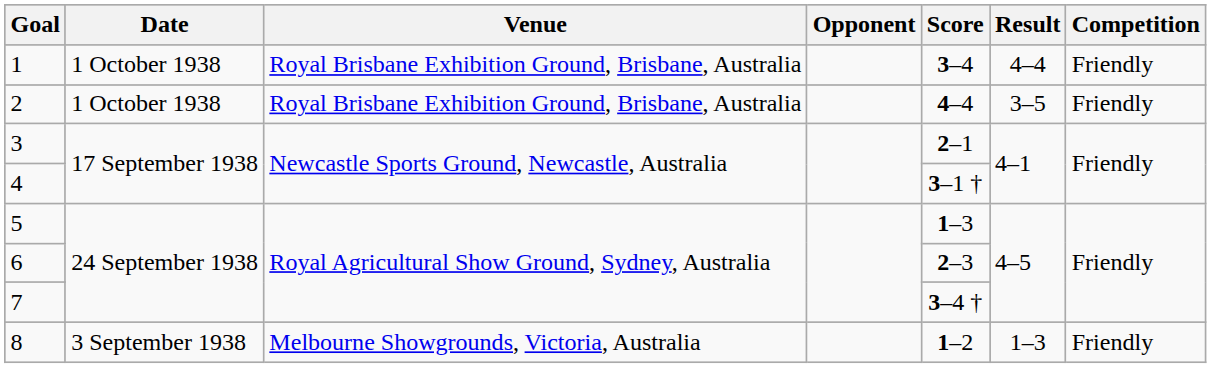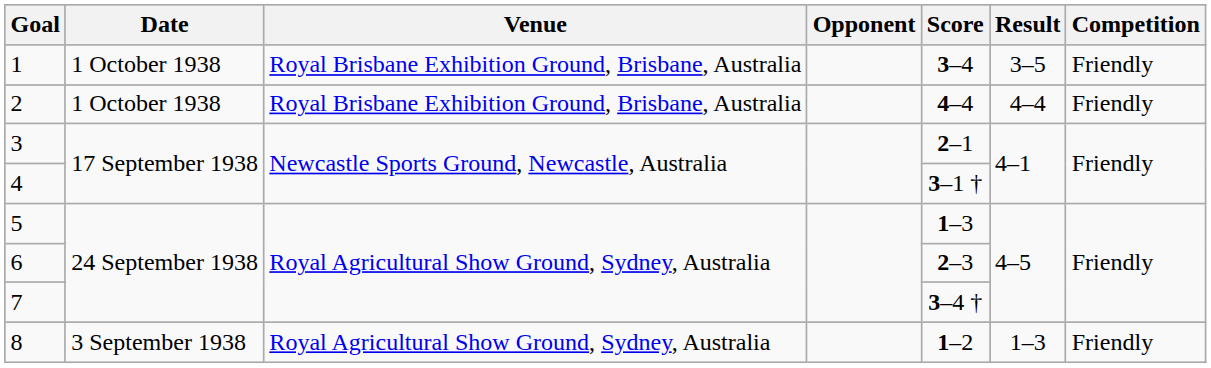(1028, 64) 4–4 -> (1028, 64) 3–5
(1028, 104) 3–5 -> (1028, 104) 4–4
(485, 342) Melbourne Showgrounds, Victoria, Australia -> (520, 342) Royal Agricultural Show Ground, Sydney, Australia
